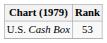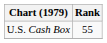(87, 30) 53 -> (87, 30) 55
